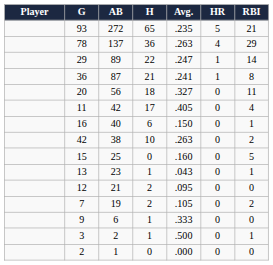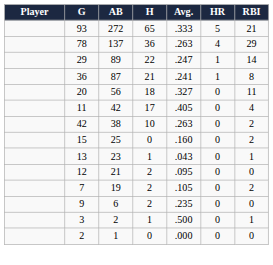(184, 28) .235 -> (184, 28) .333
- row: (82, 124)
(252, 156) 5 -> (252, 140) 2
(150, 220) 1 -> (150, 204) 2
(184, 220) .333 -> (184, 204) .235
